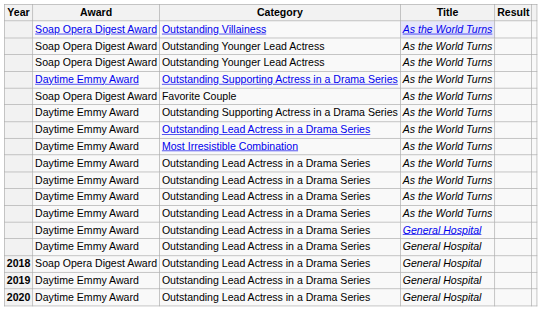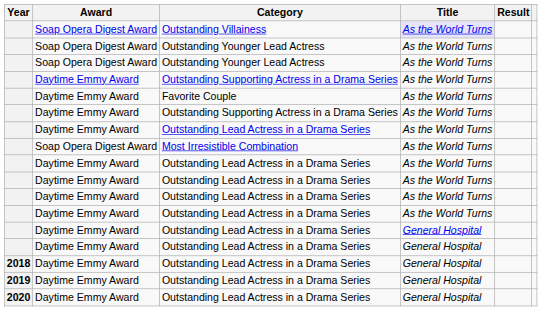(96, 96) Soap Opera Digest Award -> (87, 96) Daytime Emmy Award
(87, 146) Daytime Emmy Award -> (96, 146) Soap Opera Digest Award
(96, 264) Soap Opera Digest Award -> (87, 264) Daytime Emmy Award
